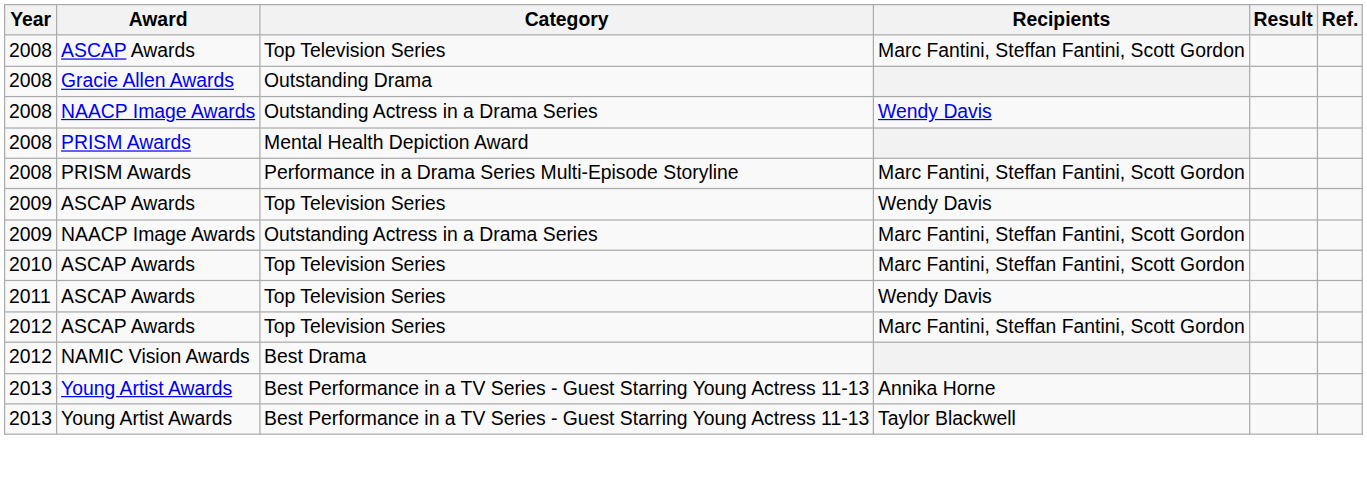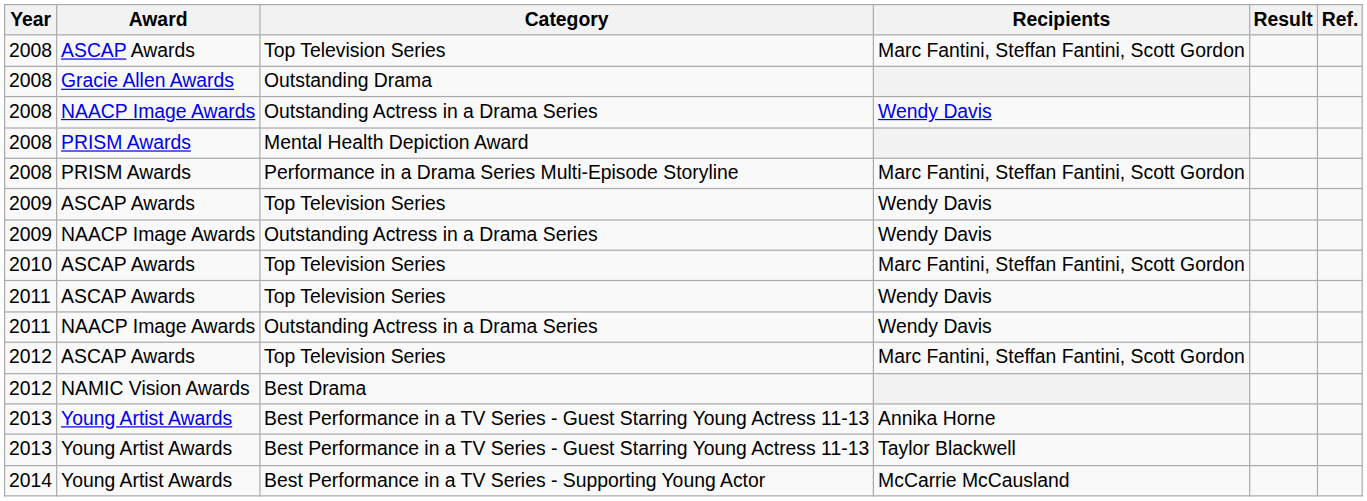(1061, 234) Marc Fantini, Steffan Fantini, Scott Gordon -> (935, 234) Wendy Davis
+ row: (30, 326)
+ row: (31, 480)
